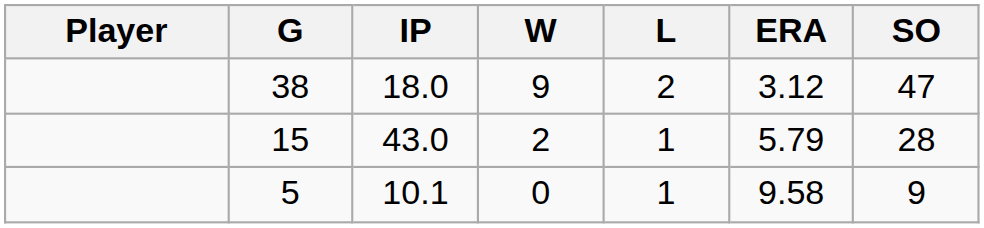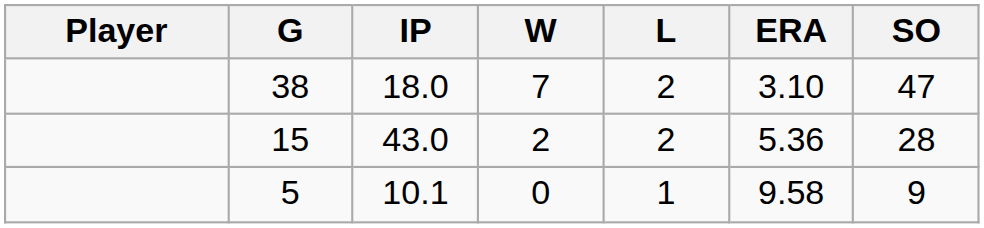(541, 85) 9 -> (541, 85) 7
(791, 85) 3.12 -> (791, 85) 3.10
(666, 139) 1 -> (666, 139) 2
(791, 139) 5.79 -> (791, 139) 5.36
